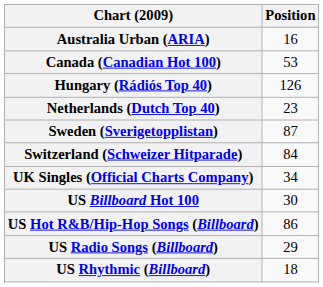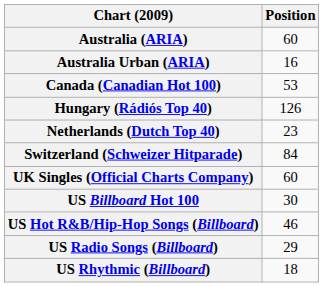+ row: (133, 39)
- row: (133, 131)
(290, 177) 34 -> (290, 177) 60
(290, 223) 86 -> (290, 223) 46
